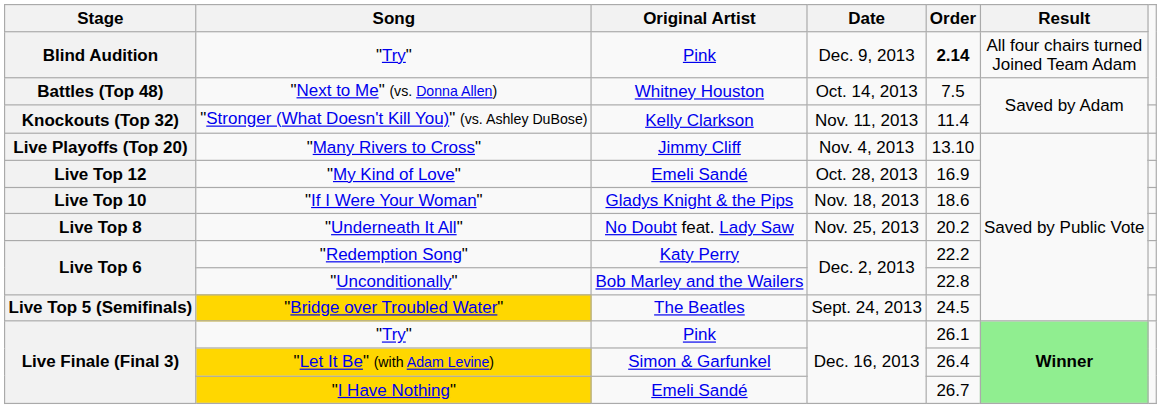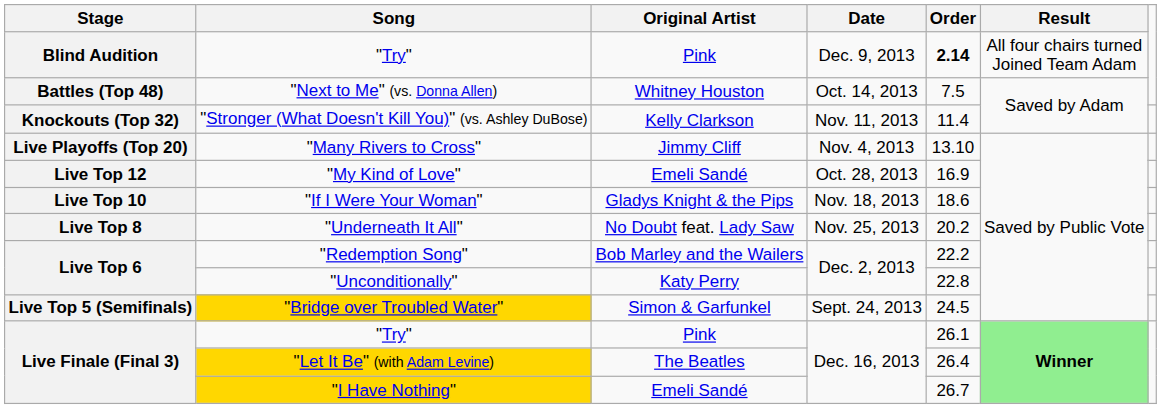(699, 254) Katy Perry -> (699, 254) Bob Marley and the Wailers
(699, 281) Bob Marley and the Wailers -> (699, 281) Katy Perry
(699, 308) The Beatles -> (699, 308) Simon & Garfunkel
(699, 362) Simon & Garfunkel -> (699, 362) The Beatles
